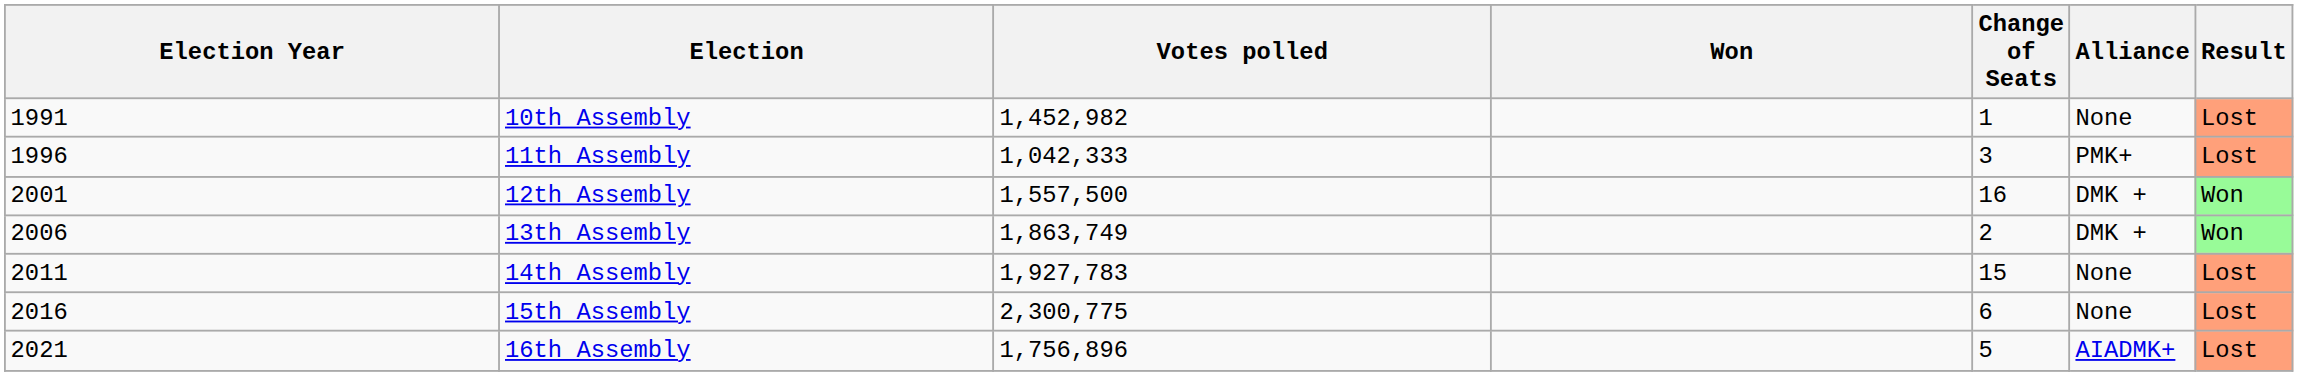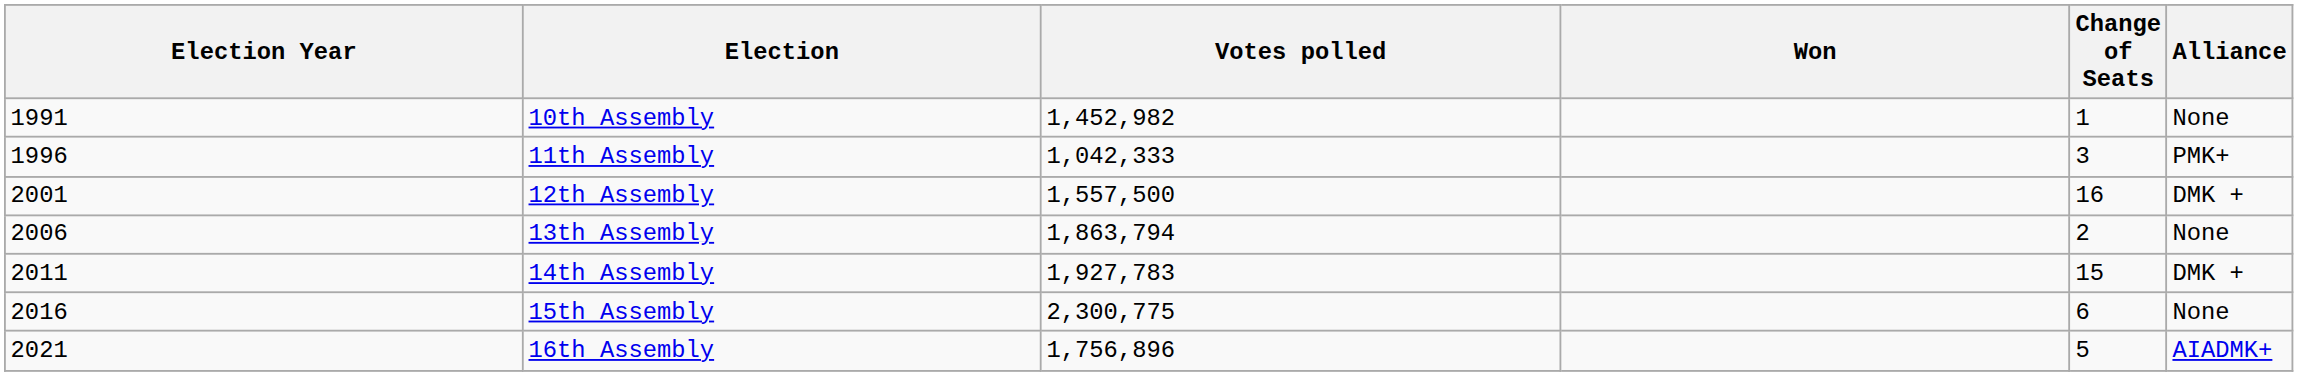- column: (2244, 52)
(1064, 234) 1,863,749 -> (1111, 234) 1,863,794
(2111, 234) DMK + -> (2201, 234) None
(2104, 273) None -> (2208, 273) DMK +
